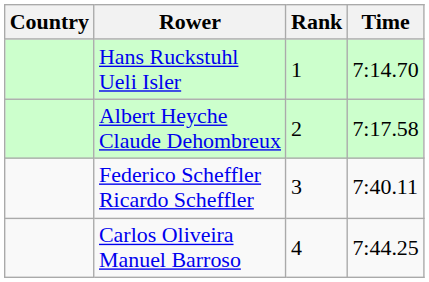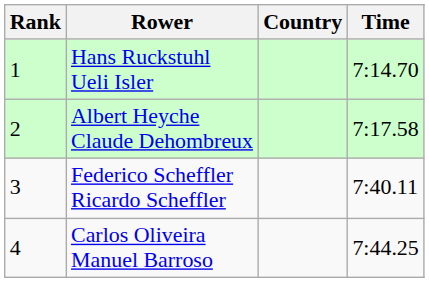columns swapped: (317, 21) <-> (49, 21)
